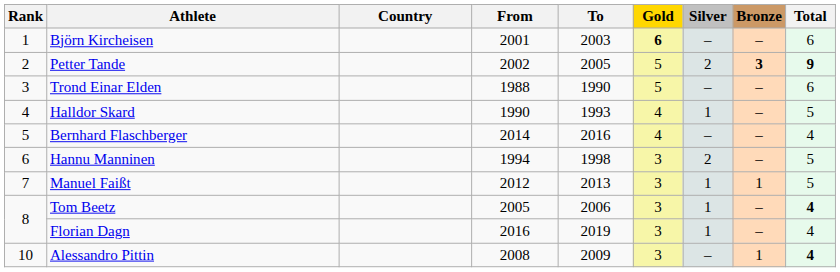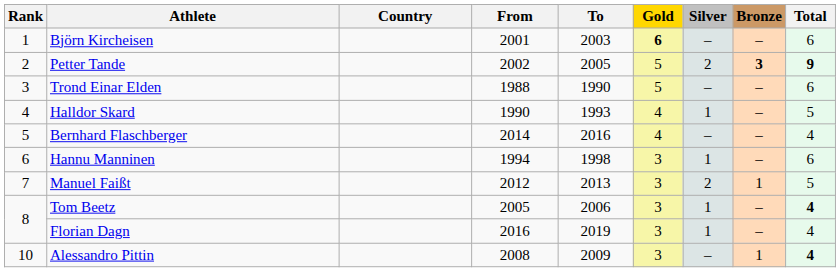(708, 159) 2 -> (708, 159) 1
(810, 159) 5 -> (810, 159) 6
(708, 183) 1 -> (708, 183) 2
